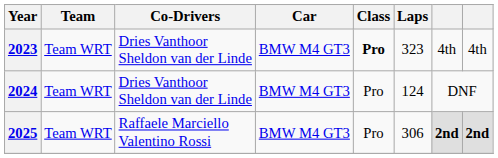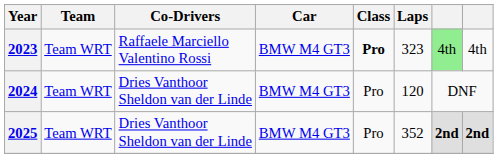(185, 49) Dries Vanthoor Sheldon van der Linde -> (174, 49) Raffaele Marciello Valentino Rossi
(447, 49) no background -> (447, 49) lightgreen background
(413, 91) 124 -> (413, 91) 120
(174, 133) Raffaele Marciello Valentino Rossi -> (185, 133) Dries Vanthoor Sheldon van der Linde
(413, 133) 306 -> (413, 133) 352
